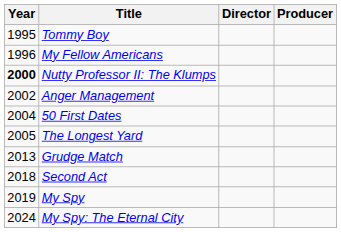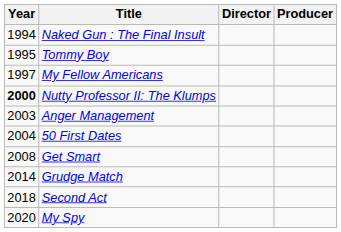+ row: (123, 34)
(22, 55) 1996 -> (22, 75) 1997
(22, 95) 2002 -> (22, 116) 2003
- row: (92, 136)
+ row: (71, 156)
(22, 156) 2013 -> (22, 177) 2014
(22, 197) 2019 -> (22, 217) 2020
- row: (113, 217)
